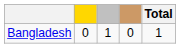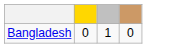- column: (159, 14)
